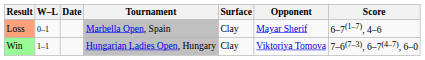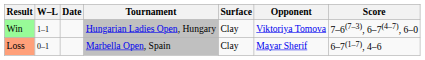rows swapped: (16, 28) <-> (15, 46)
